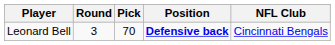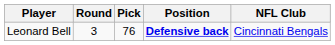(129, 31) 70 -> (129, 31) 76
